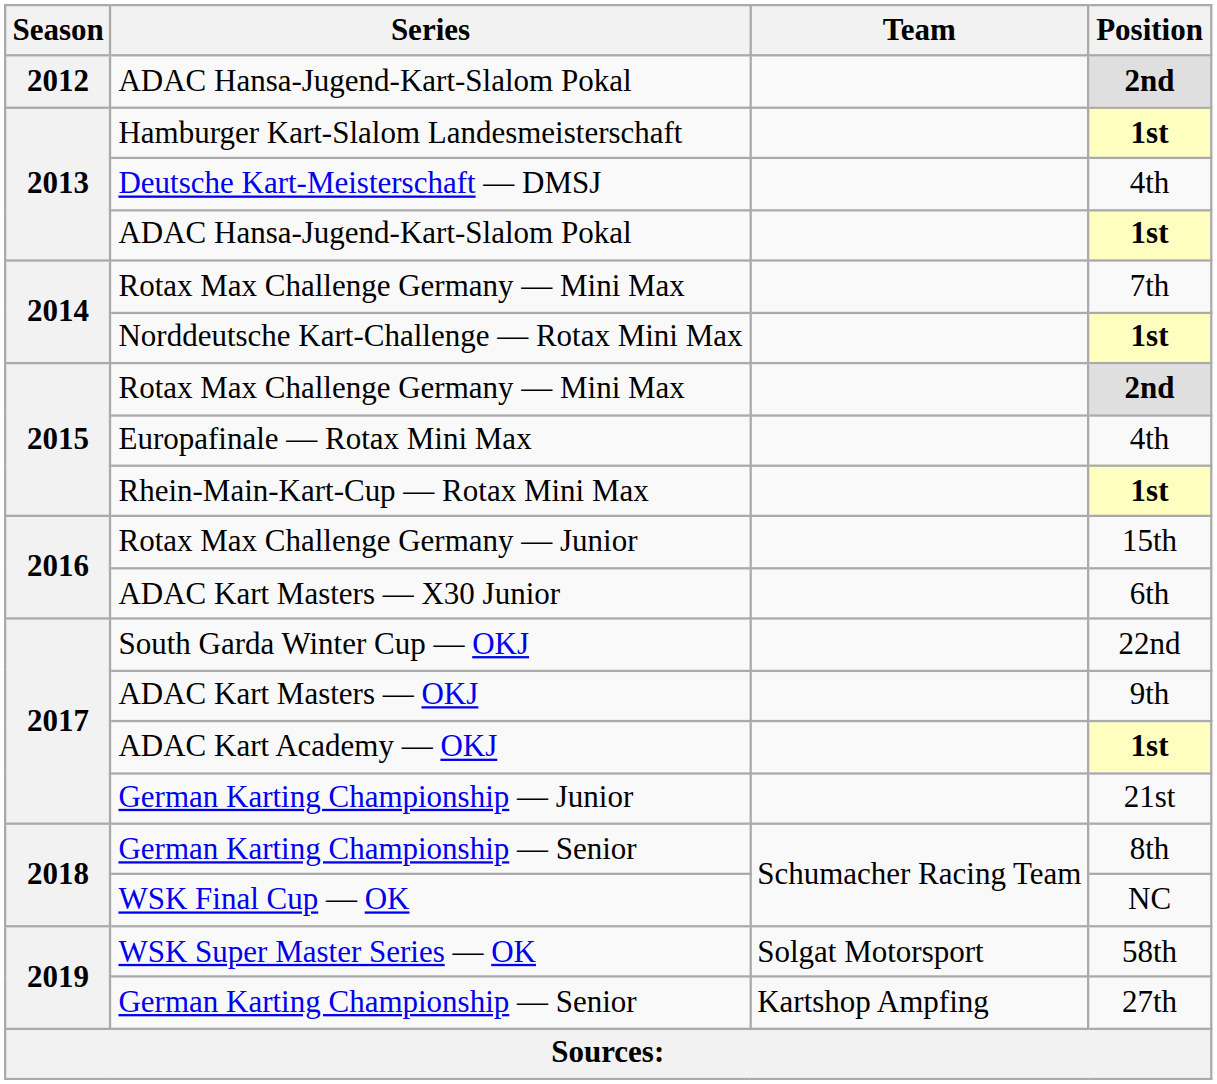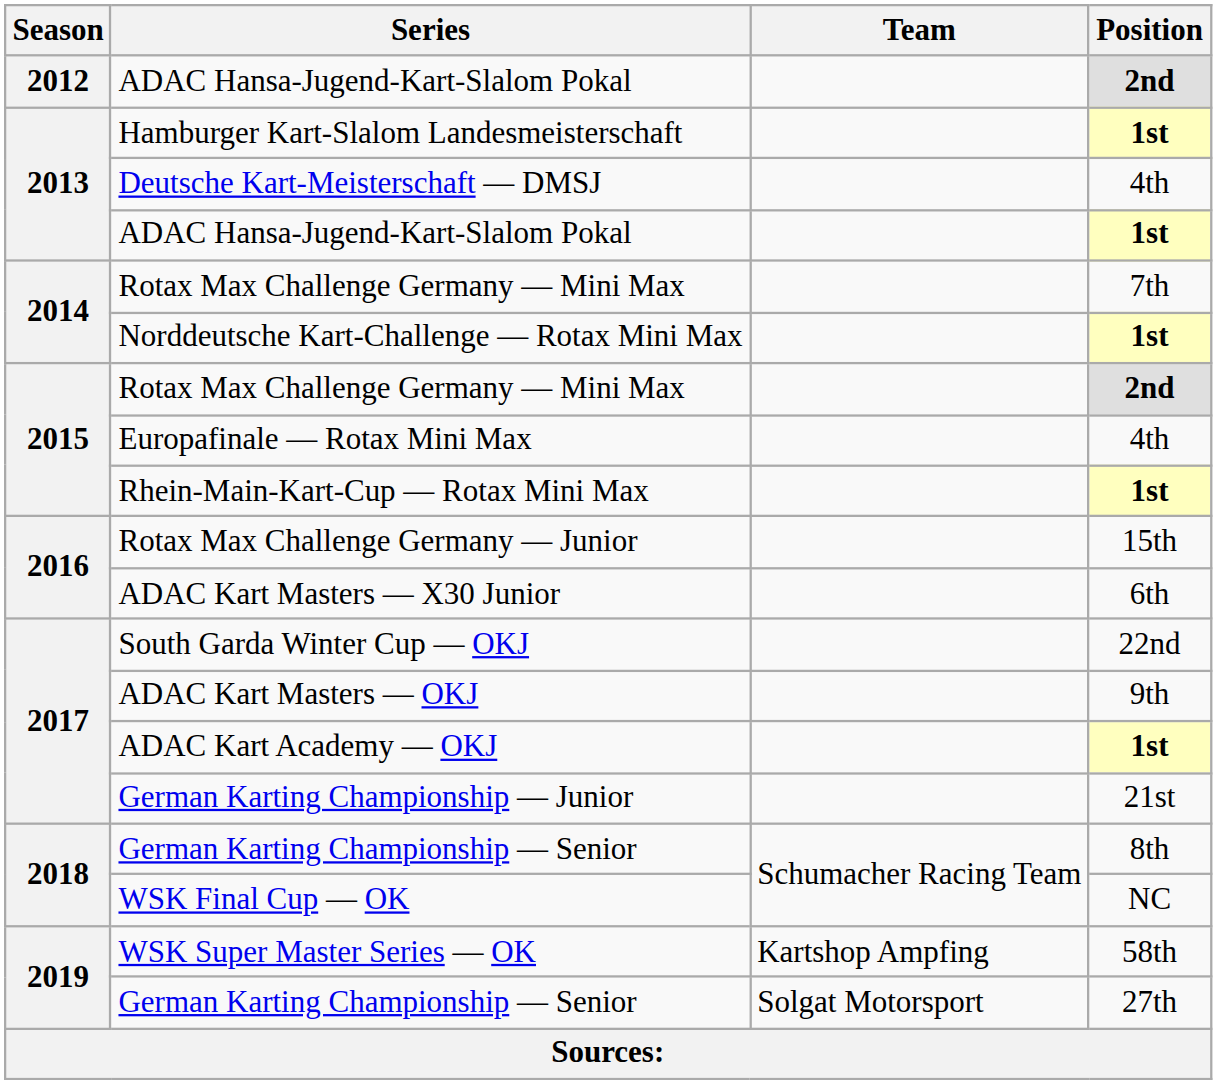(870, 950) Solgat Motorsport -> (873, 950) Kartshop Ampfing
(873, 1001) Kartshop Ampfing -> (870, 1001) Solgat Motorsport
